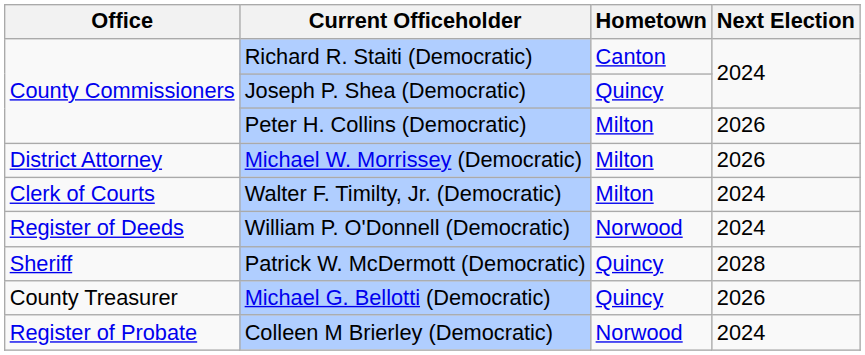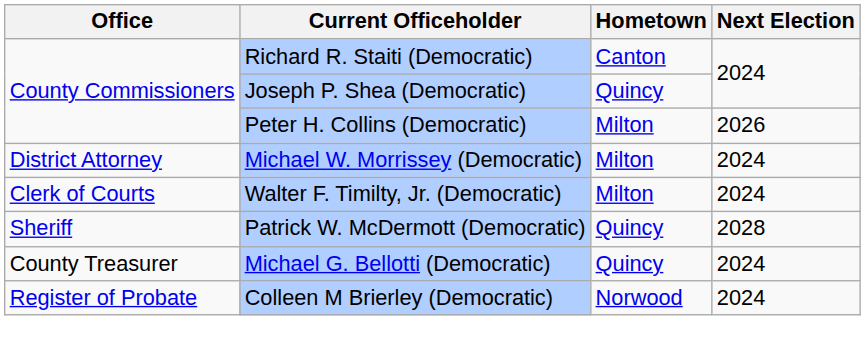(741, 159) 2026 -> (741, 159) 2024
- row: (407, 228)
(741, 297) 2026 -> (741, 263) 2024
